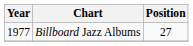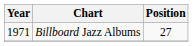(19, 31) 1977 -> (19, 31) 1971
